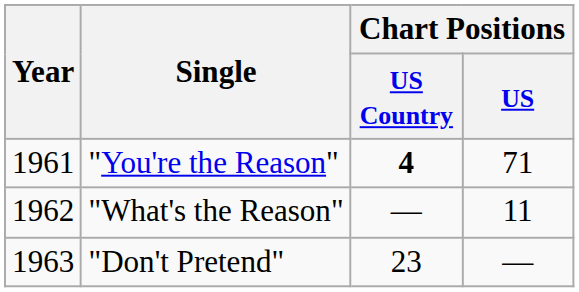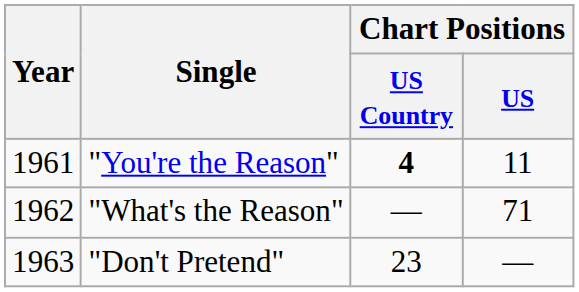(518, 162) 71 -> (518, 162) 11
(518, 211) 11 -> (518, 211) 71
